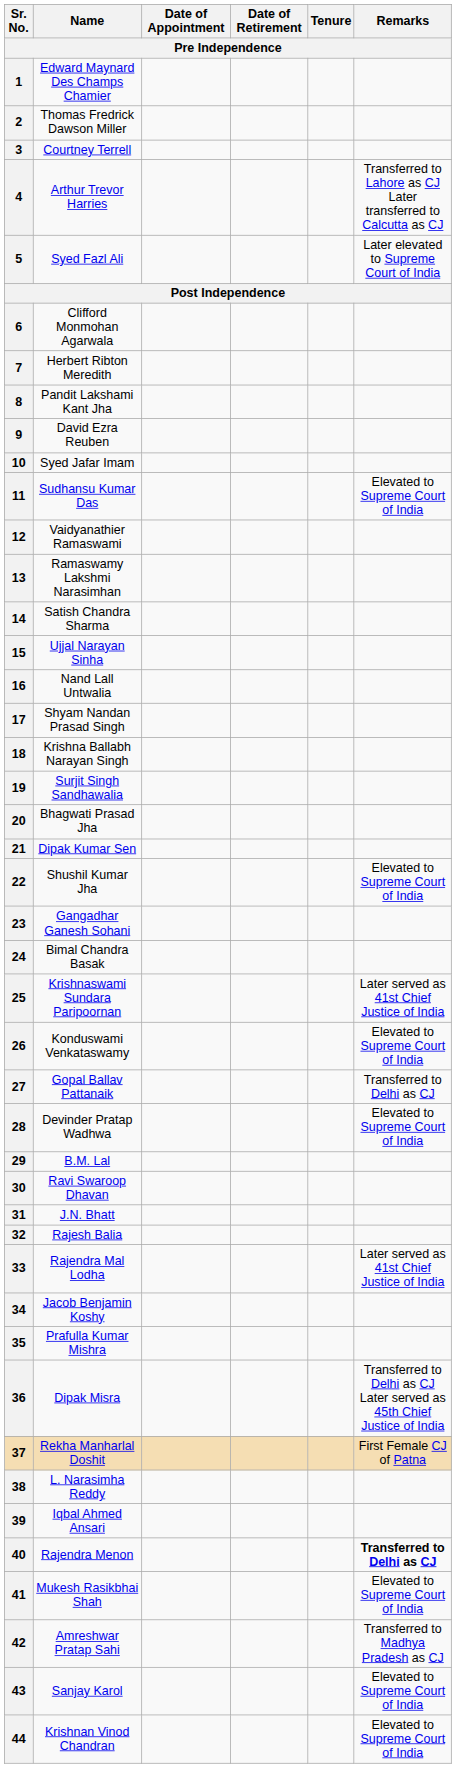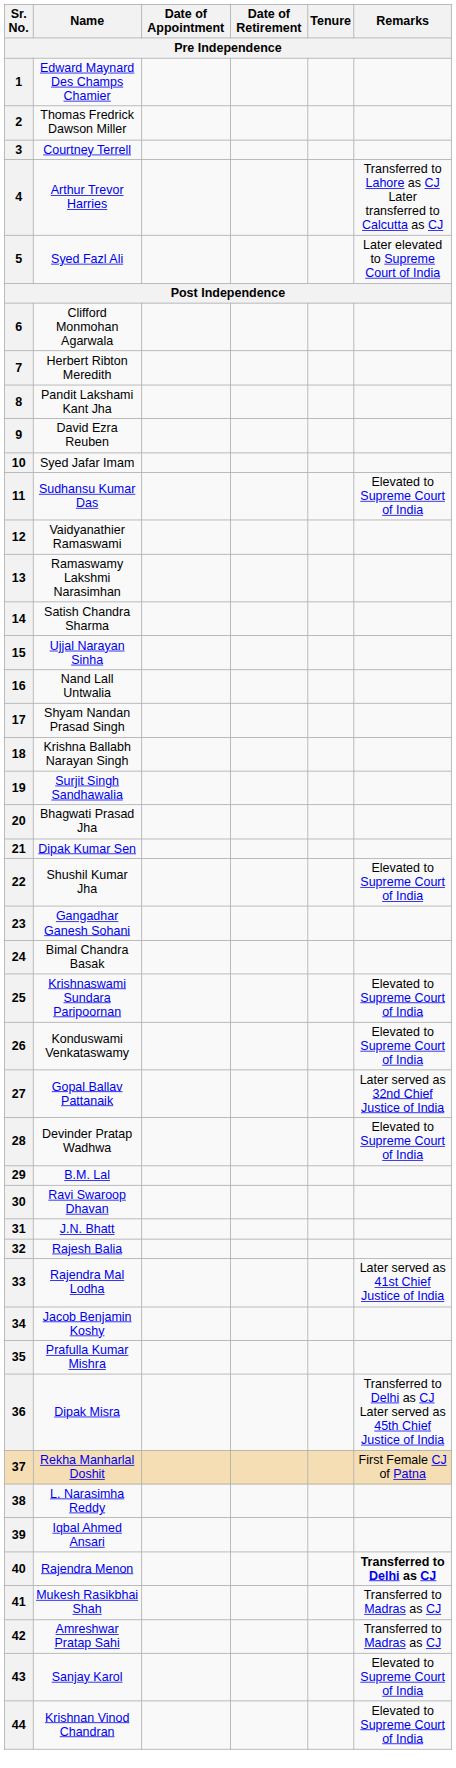(403, 998) Later served as 41st Chief Justice of India -> (403, 998) Elevated to Supreme Court of India
(403, 1086) Transferred to Delhi as CJ -> (403, 1093) Later served as 32nd Chief Justice of India
(403, 1595) Elevated to Supreme Court of India -> (403, 1602) Transferred to Madras as CJ
(403, 1643) Transferred to Madhya Pradesh as CJ -> (403, 1636) Transferred to Madras as CJ
